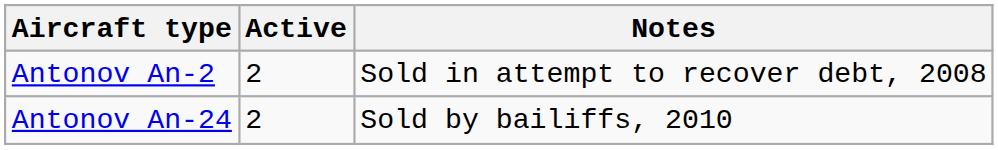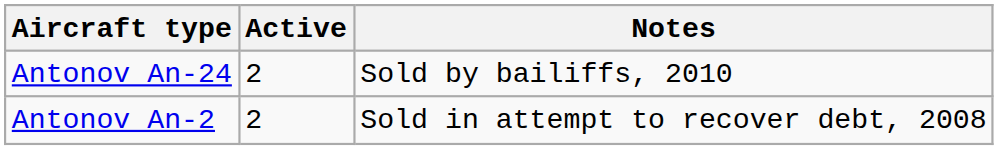rows swapped: (113, 74) <-> (122, 120)
